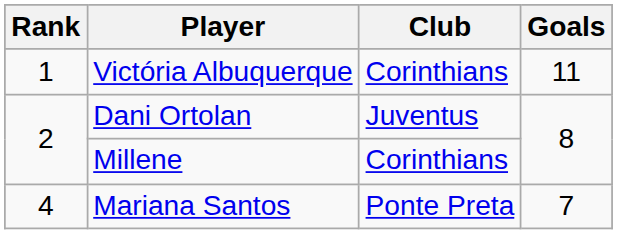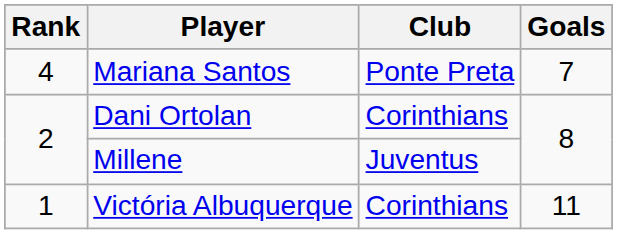rows swapped: (223, 71) <-> (192, 205)
(422, 116) Juventus -> (437, 116) Corinthians
(437, 160) Corinthians -> (422, 160) Juventus
